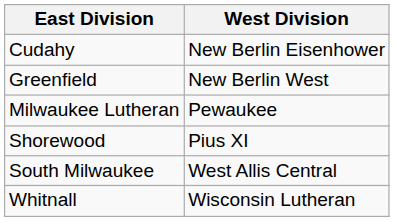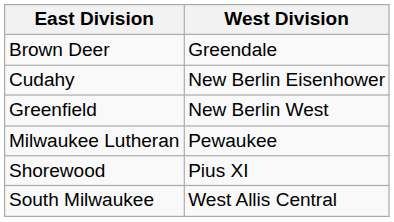+ row: (59, 49)
- row: (43, 200)
